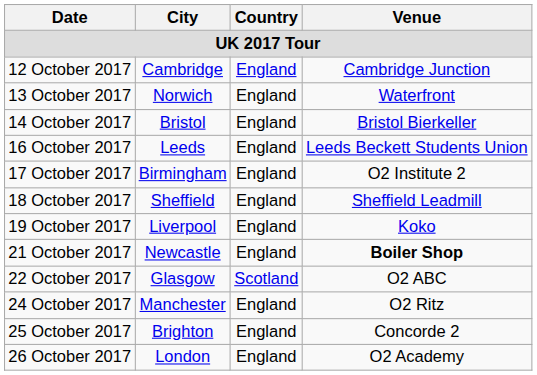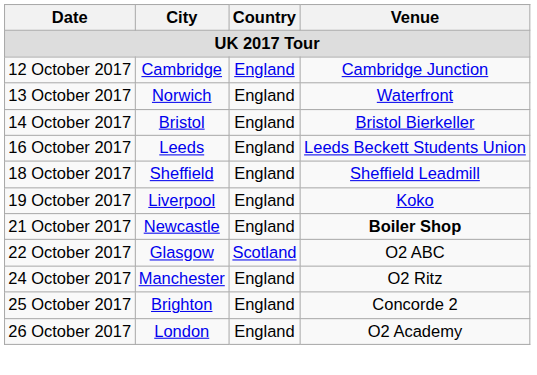- row: (70, 174)
